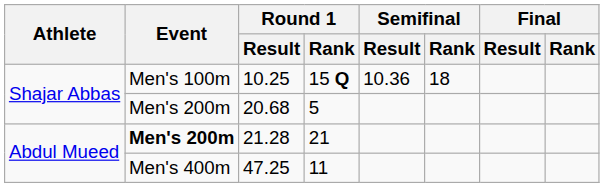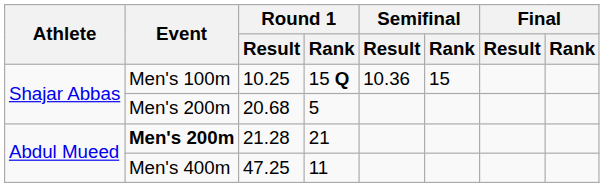(439, 78) 18 -> (439, 78) 15
